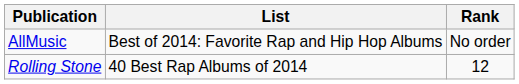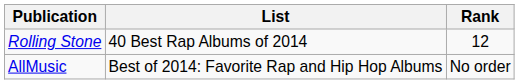rows swapped: (37, 41) <-> (55, 66)
